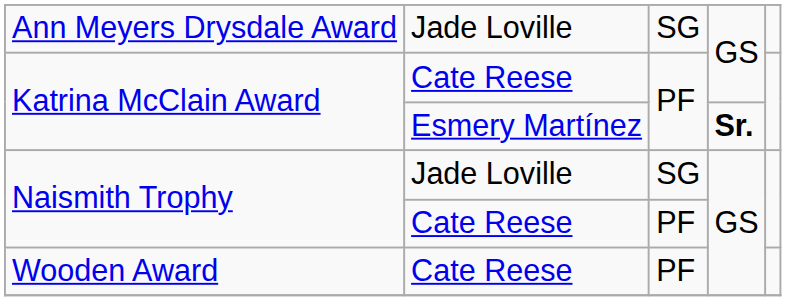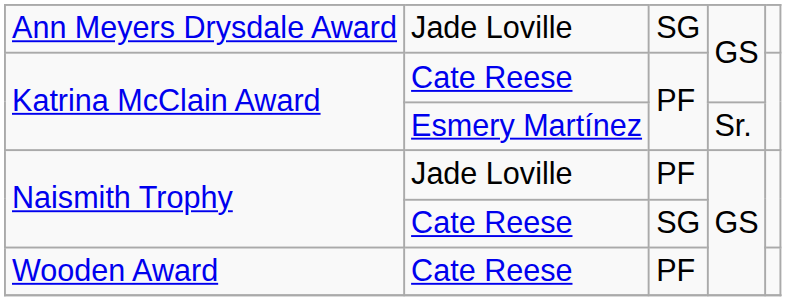(734, 125) bold -> (733, 125) normal
(678, 174) SG -> (676, 174) PF
(676, 222) PF -> (678, 222) SG
